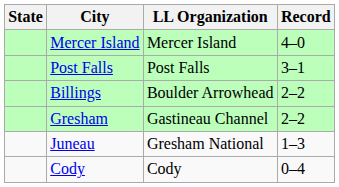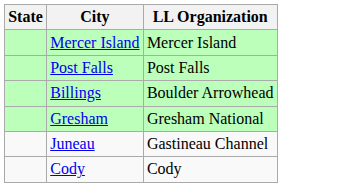- column: (306, 17)
(208, 118) Gastineau Channel -> (205, 118) Gresham National
(205, 144) Gresham National -> (208, 144) Gastineau Channel
